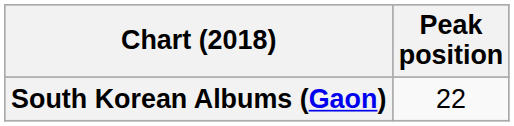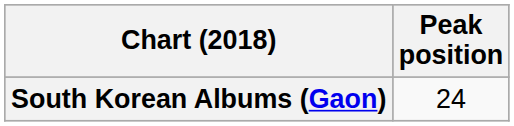(451, 98) 22 -> (451, 98) 24
